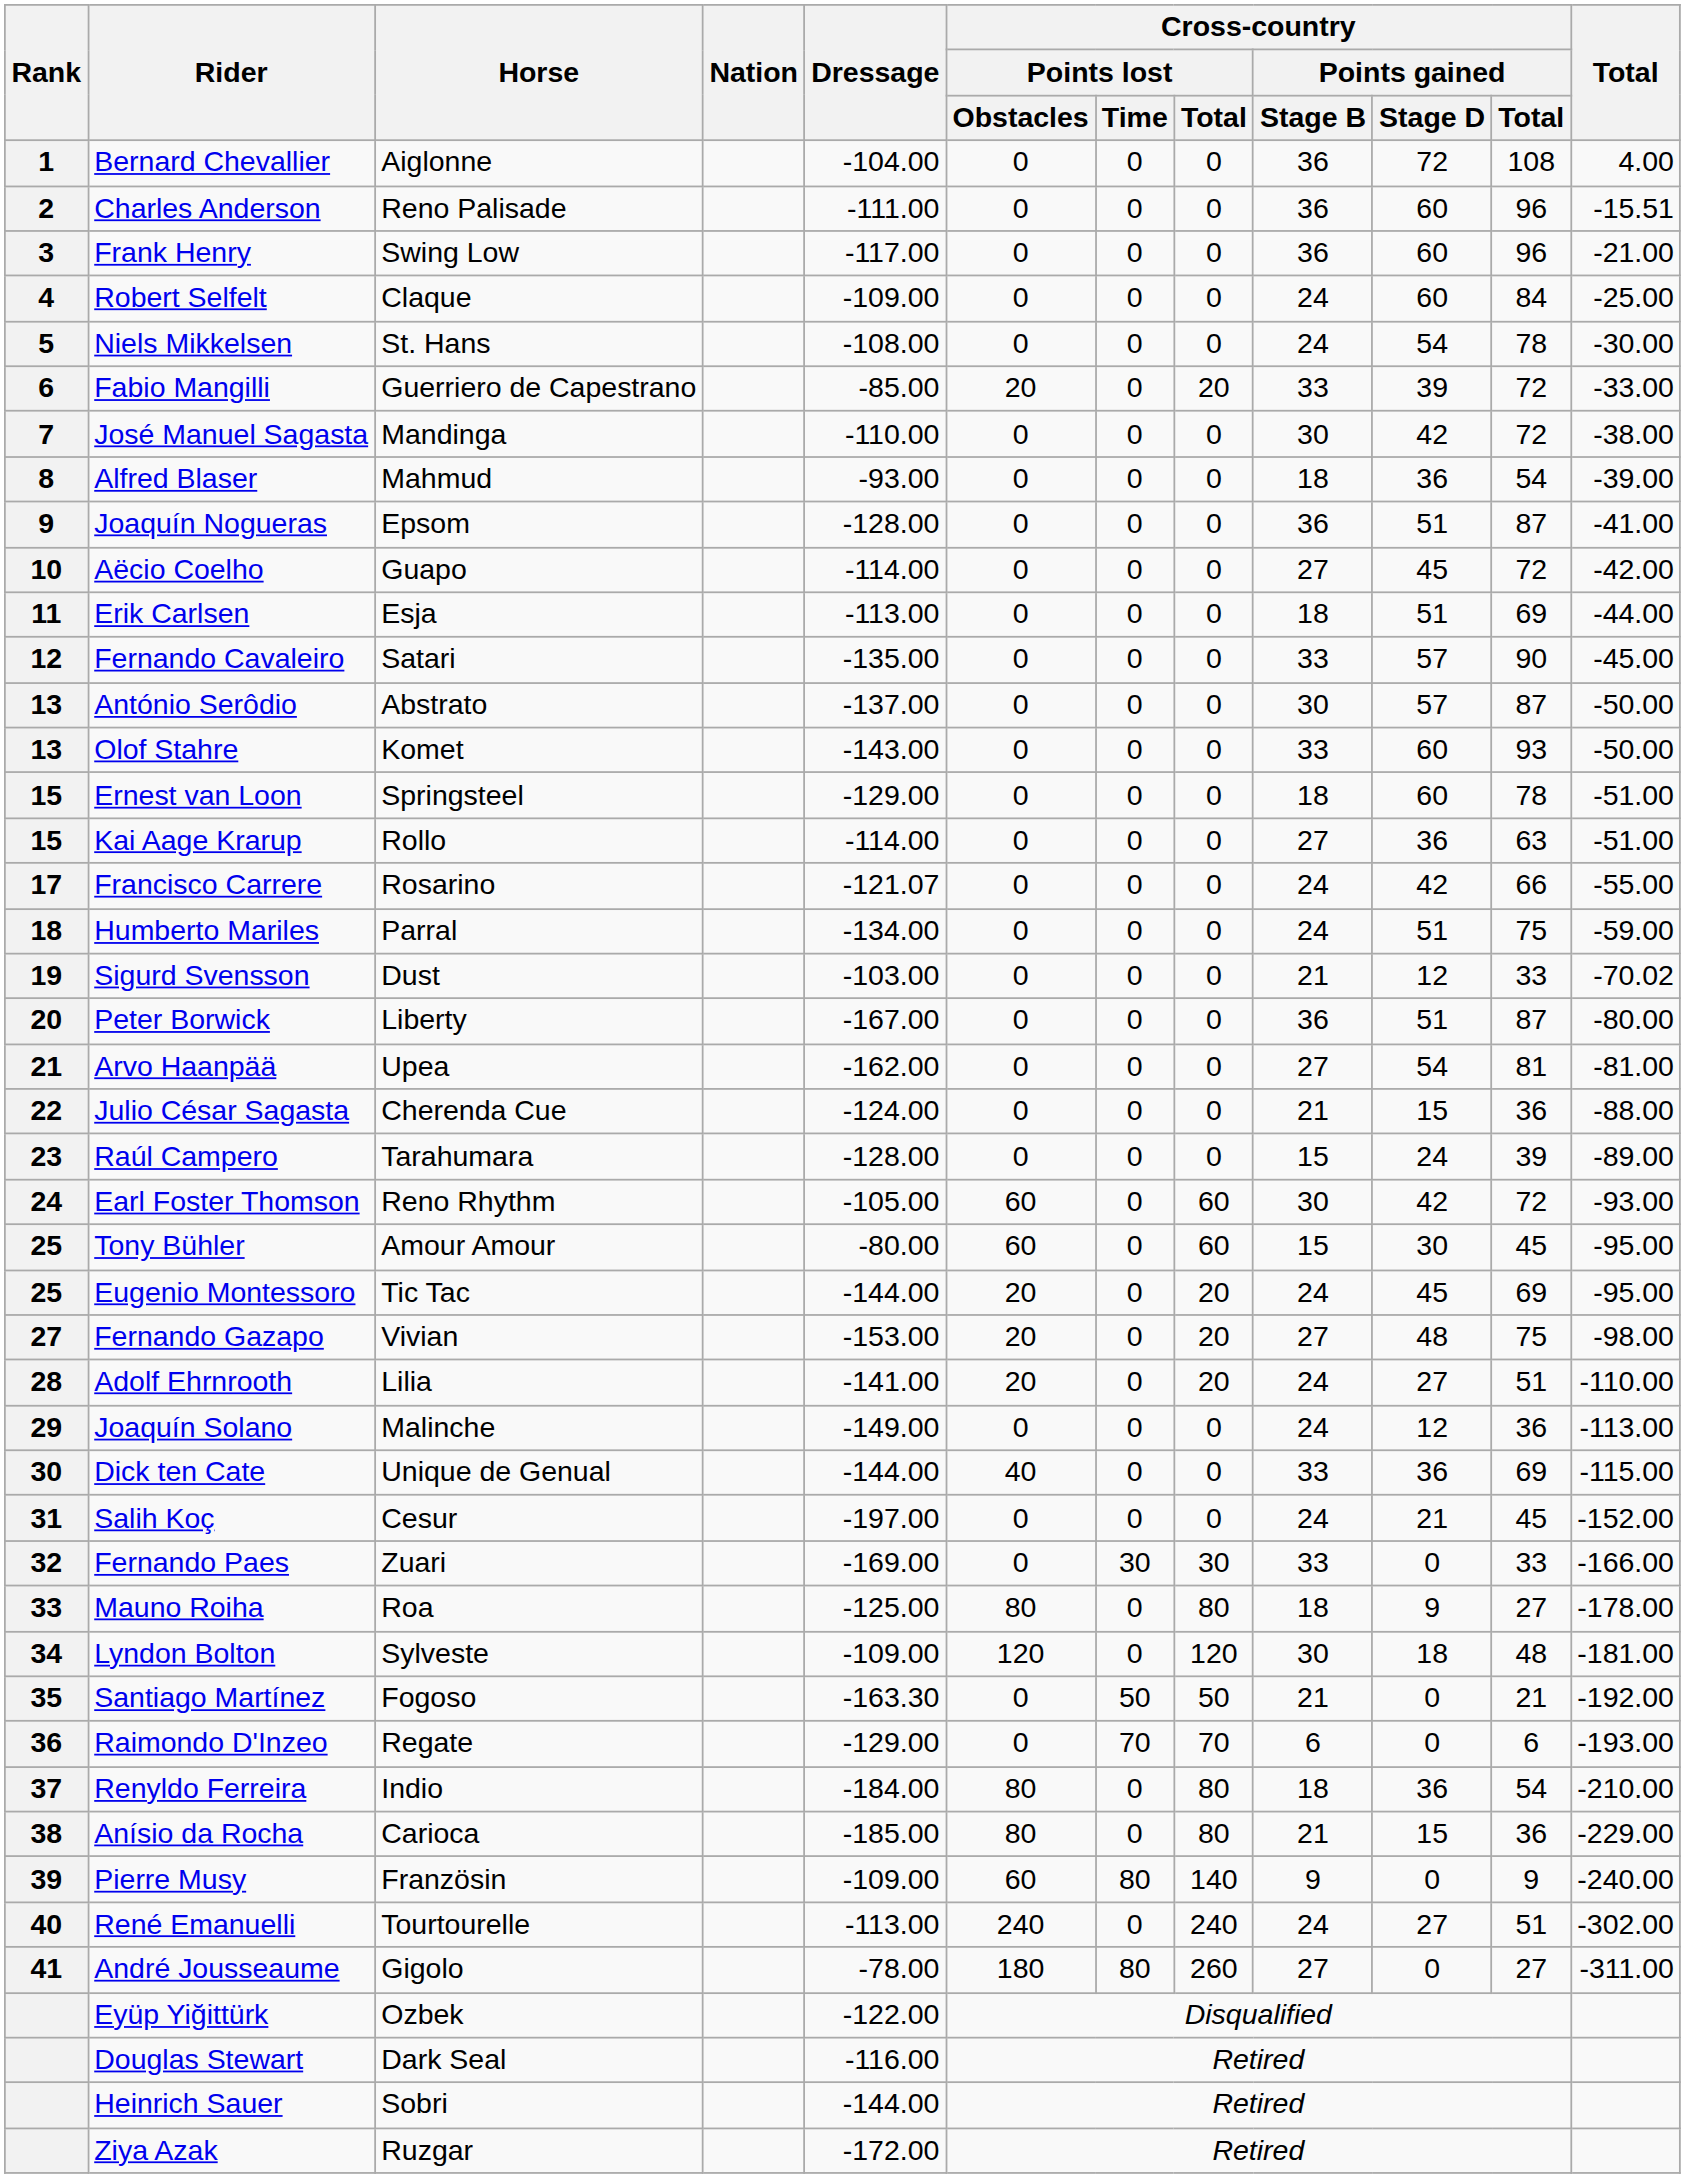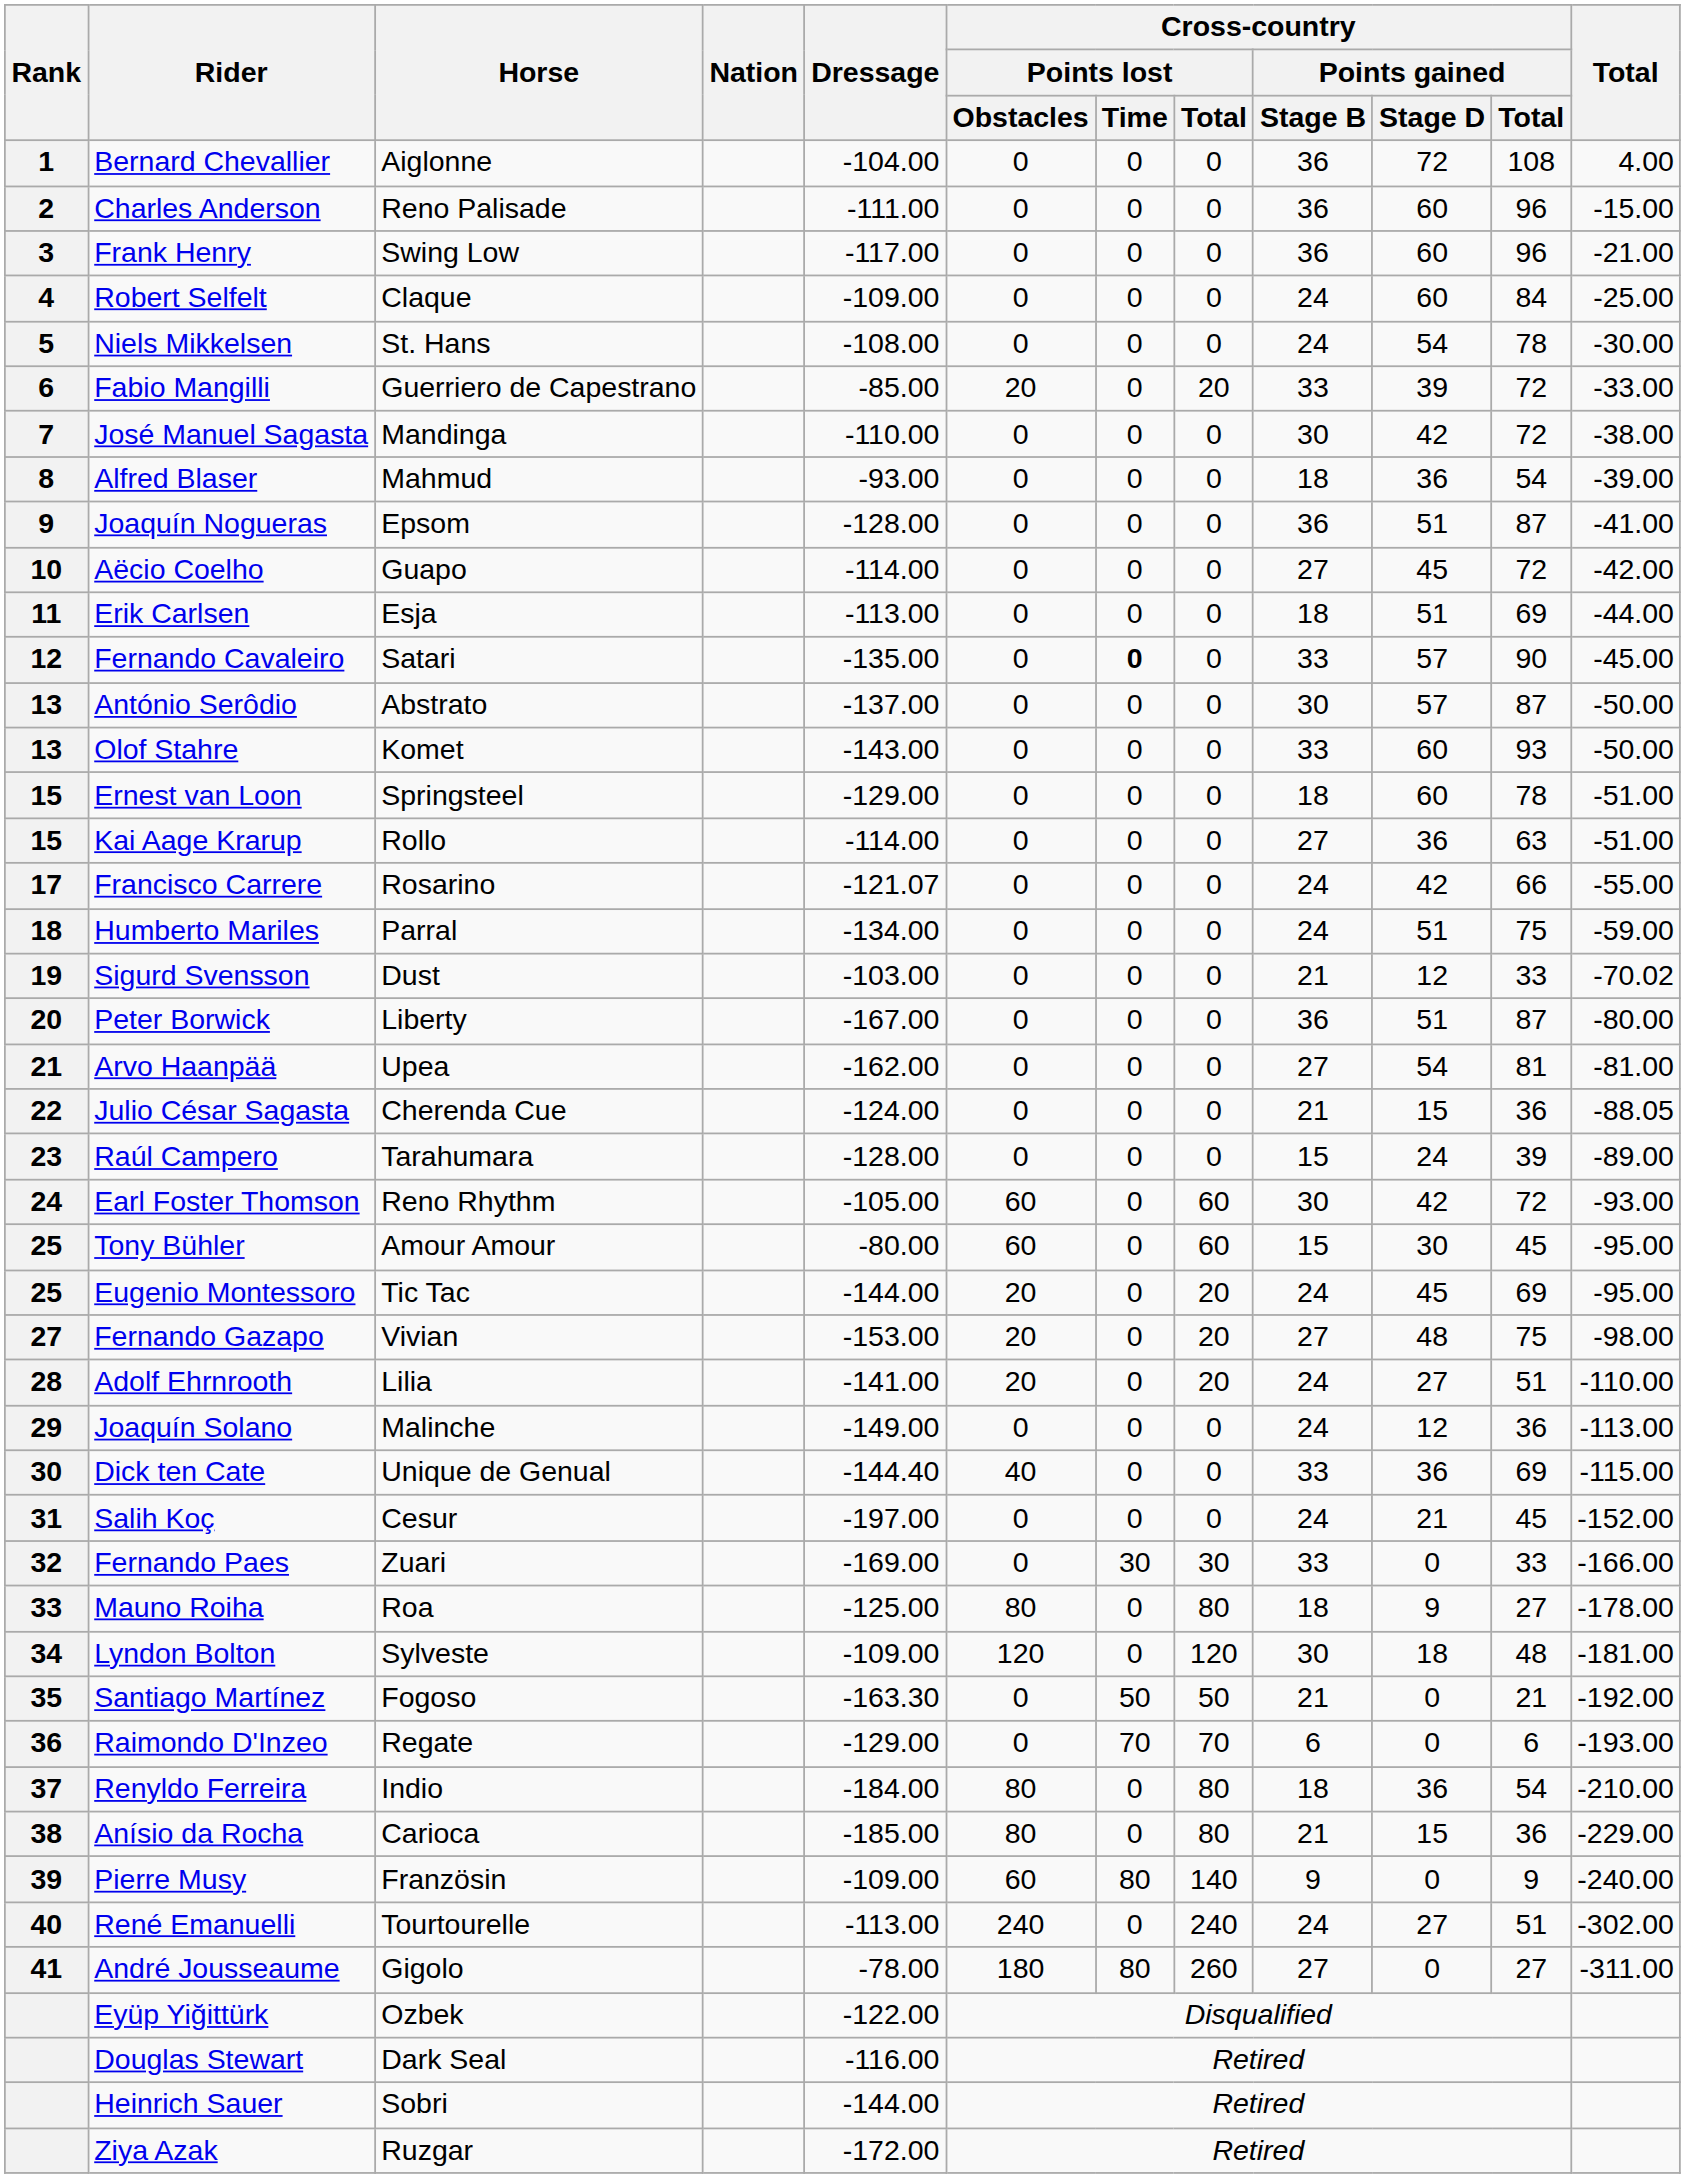(1634, 207) -15.51 -> (1634, 207) -15.00
(1135, 659) normal -> (1135, 659) bold
(1634, 1111) -88.00 -> (1634, 1111) -88.05
(891, 1472) -144.00 -> (891, 1472) -144.40
